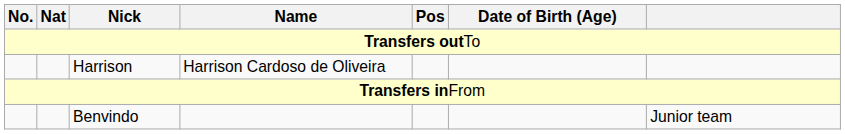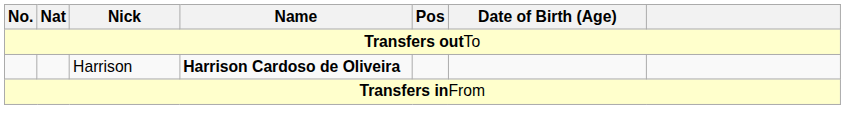(284, 66) normal -> (292, 66) bold
- row: (106, 116)
